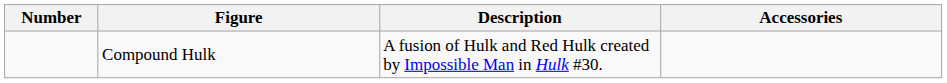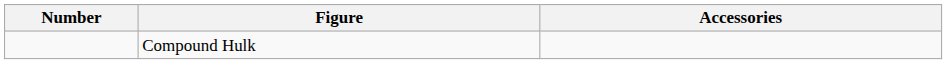- column: (520, 17)
